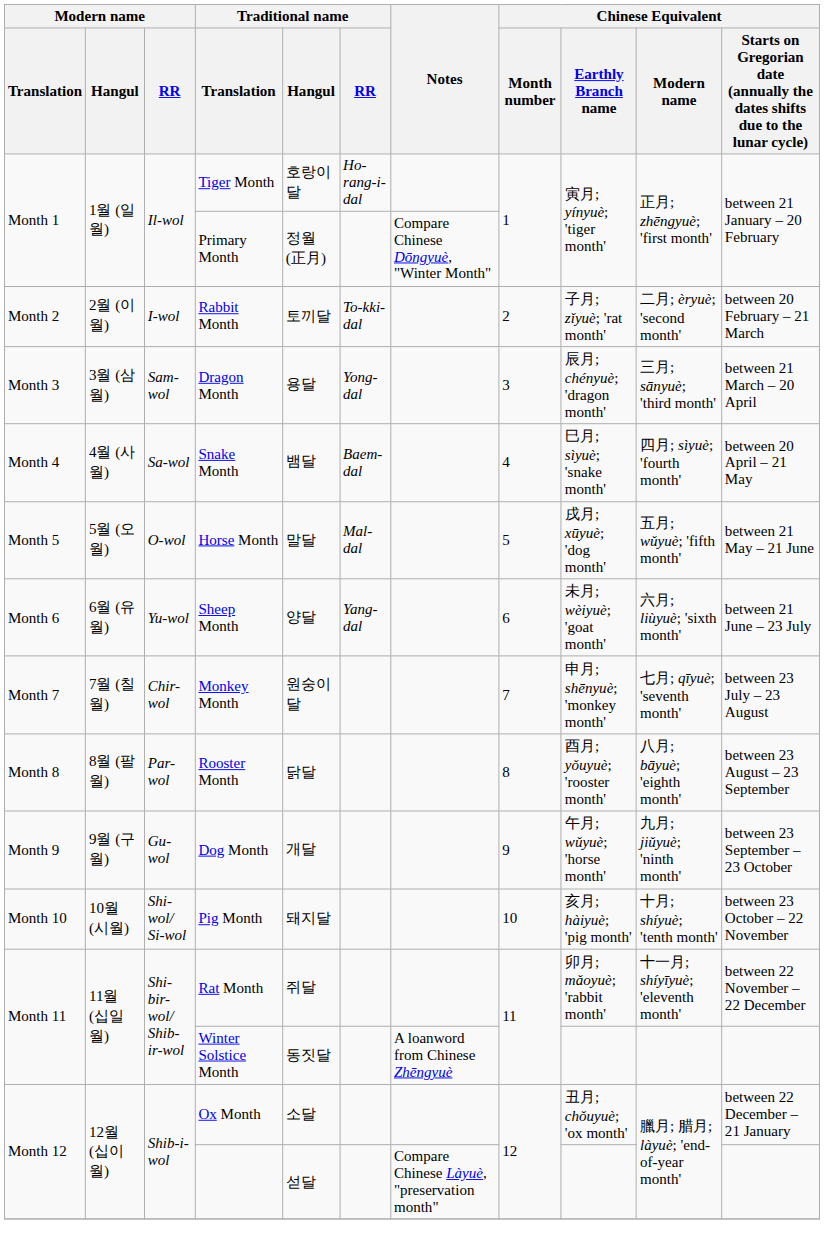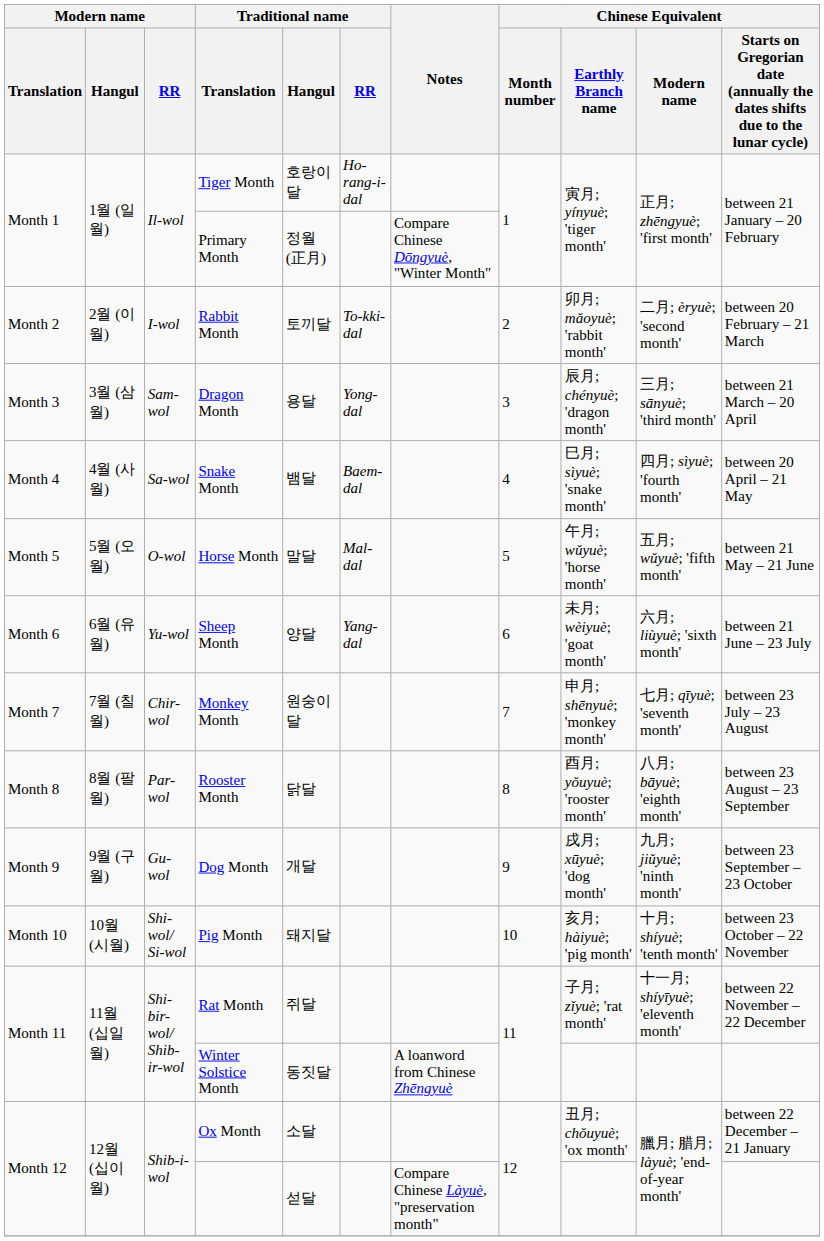(594, 316) 子月; zǐyuè; 'rat month' -> (590, 325) 卯月; mǎoyuè; 'rabbit month'
(585, 540) 戌月; xūyuè; 'dog month' -> (586, 557) 午月; wǔyuè; 'horse month'
(586, 850) 午月; wǔyuè; 'horse month' -> (585, 867) 戌月; xūyuè; 'dog month'
(590, 988) 卯月; mǎoyuè; 'rabbit month' -> (594, 1005) 子月; zǐyuè; 'rat month'
